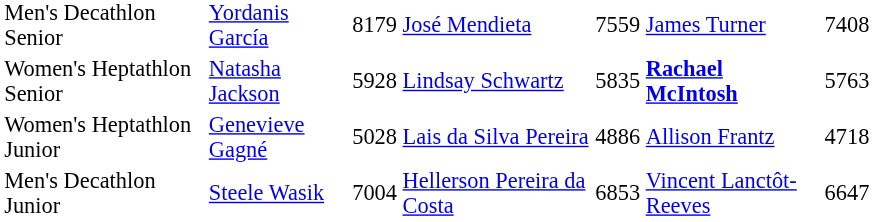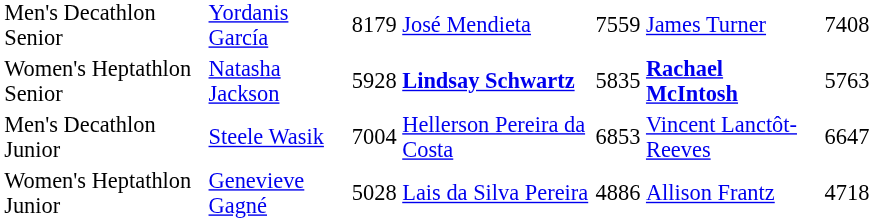(483, 81) normal -> (488, 81) bold
rows swapped: (80, 193) <-> (98, 137)
